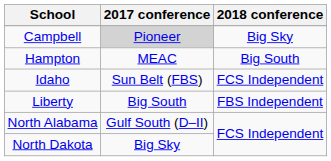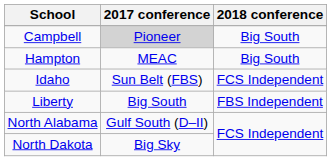(270, 36) Big Sky -> (270, 36) Big South
